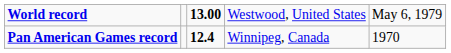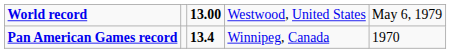(202, 37) 12.4 -> (202, 37) 13.4
